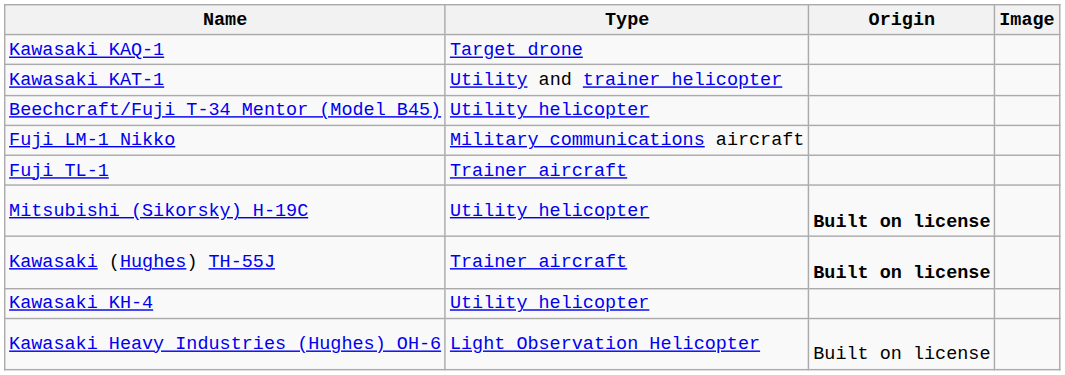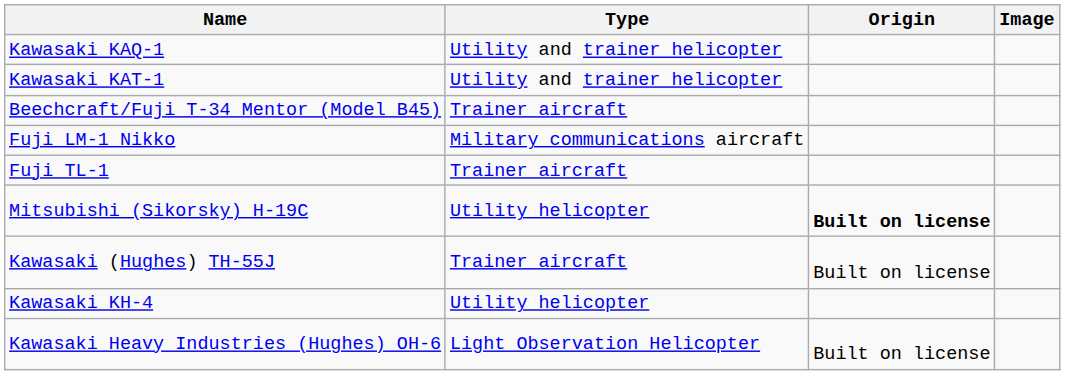(516, 50) Target drone -> (616, 50) Utility and trainer helicopter
(550, 110) Utility helicopter -> (539, 110) Trainer aircraft
(902, 273) bold -> (902, 273) normal
